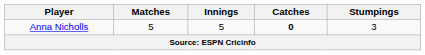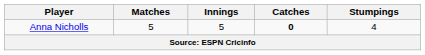(374, 27) 3 -> (374, 27) 4
